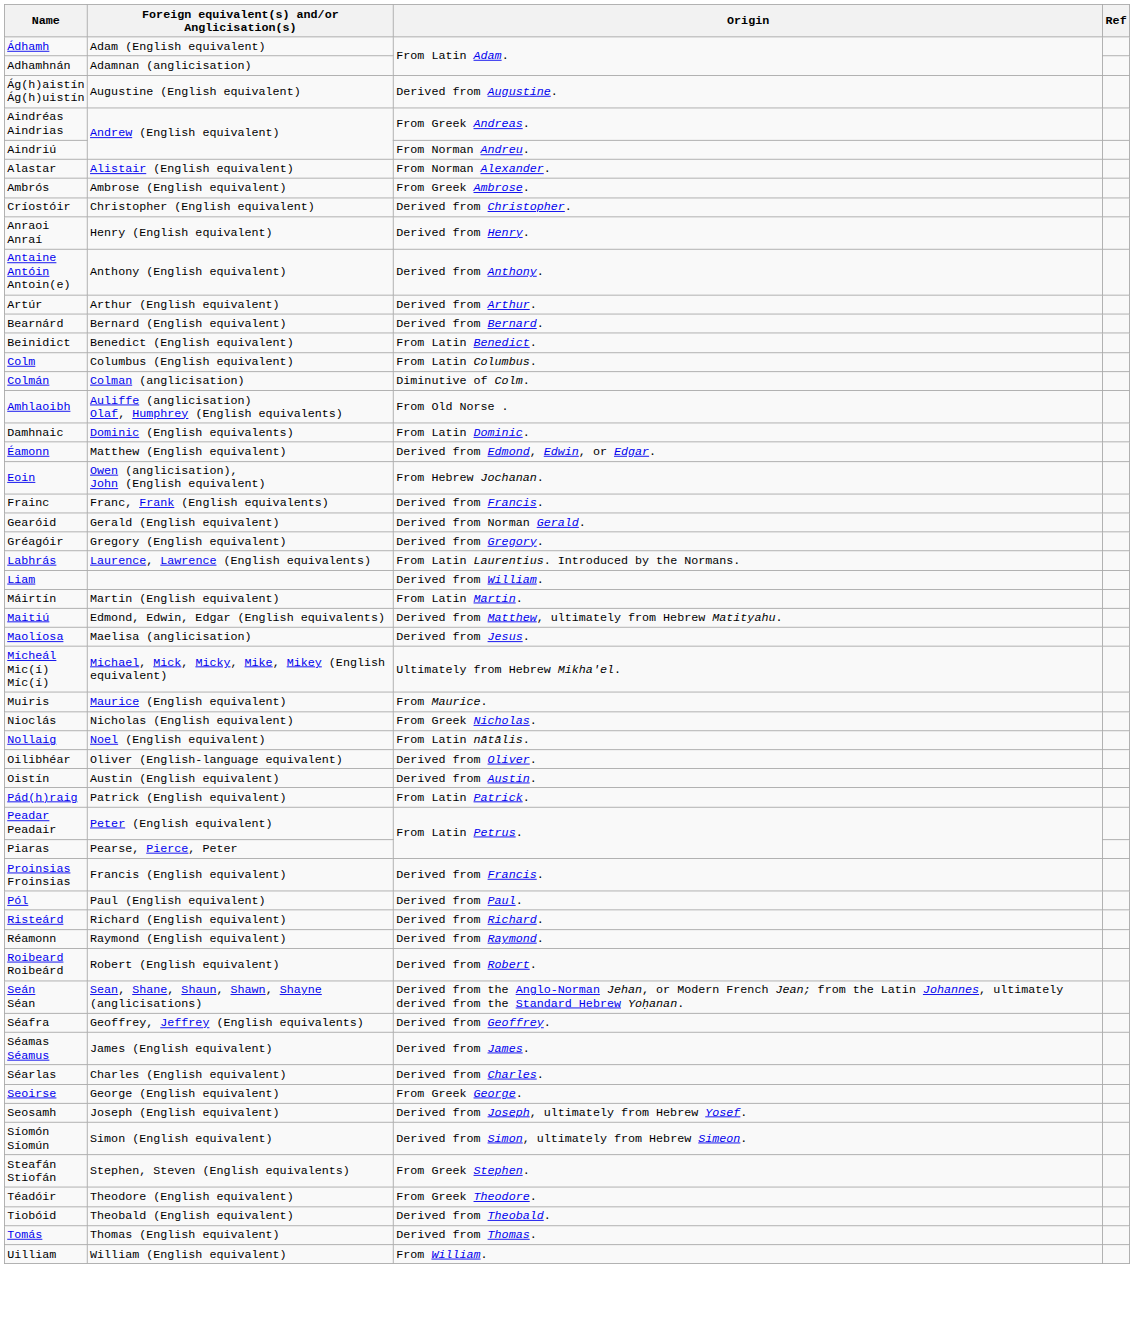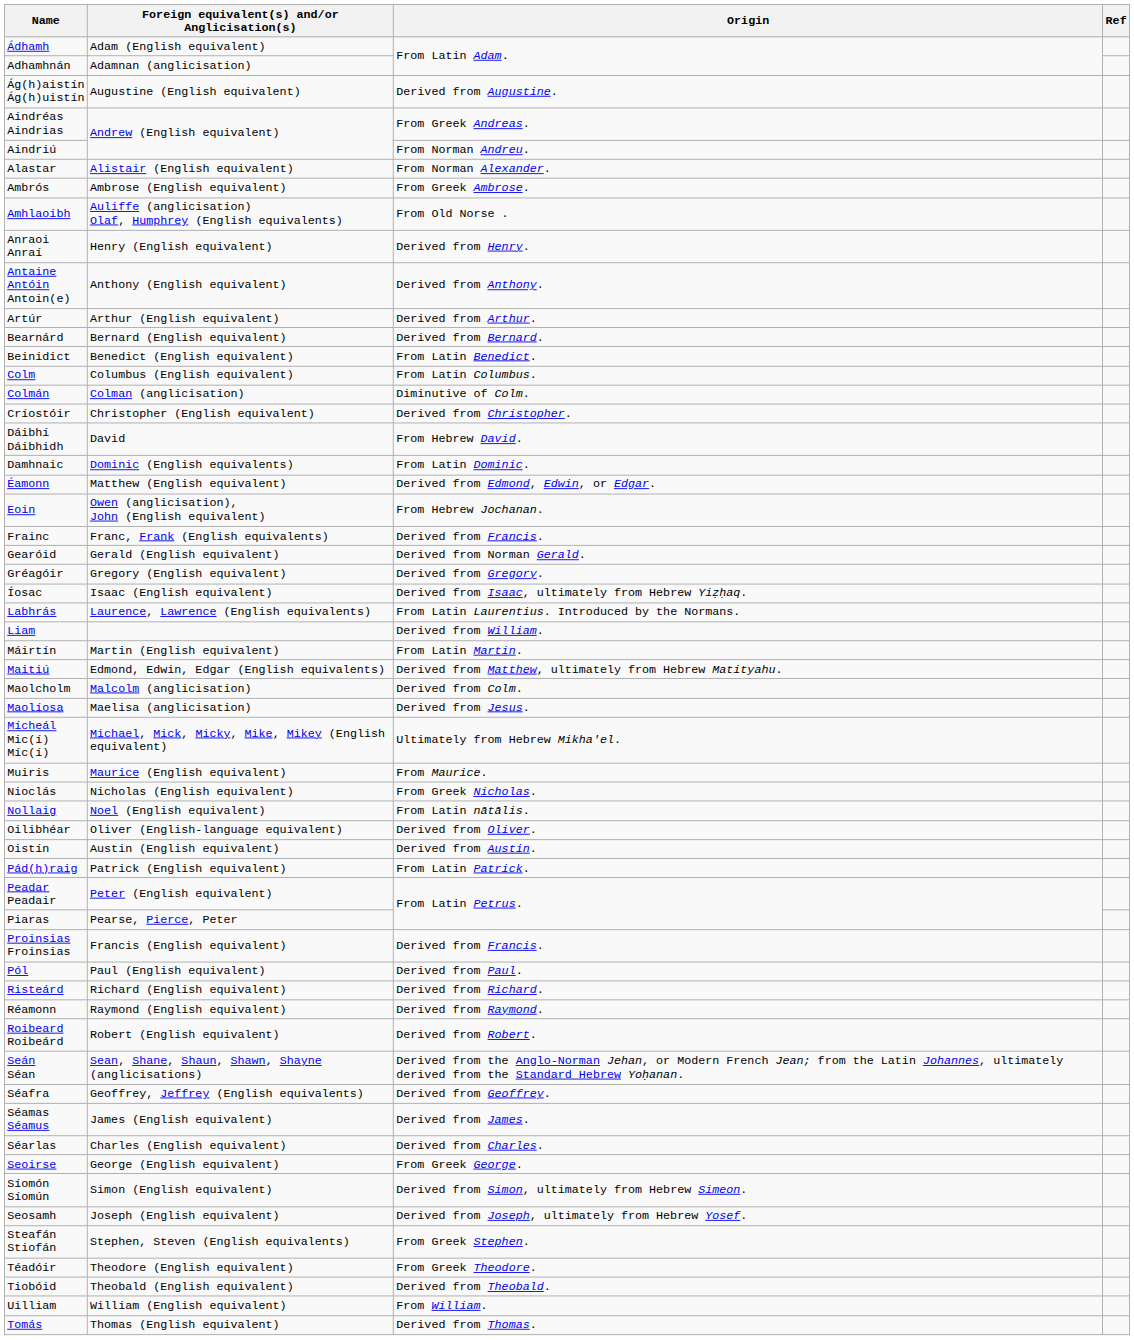rows swapped: (39, 407) <-> (39, 207)
+ row: (35, 439)
+ row: (25, 593)
+ row: (39, 688)
rows swapped: (32, 1113) <-> (28, 1139)
rows swapped: (25, 1235) <-> (32, 1254)
